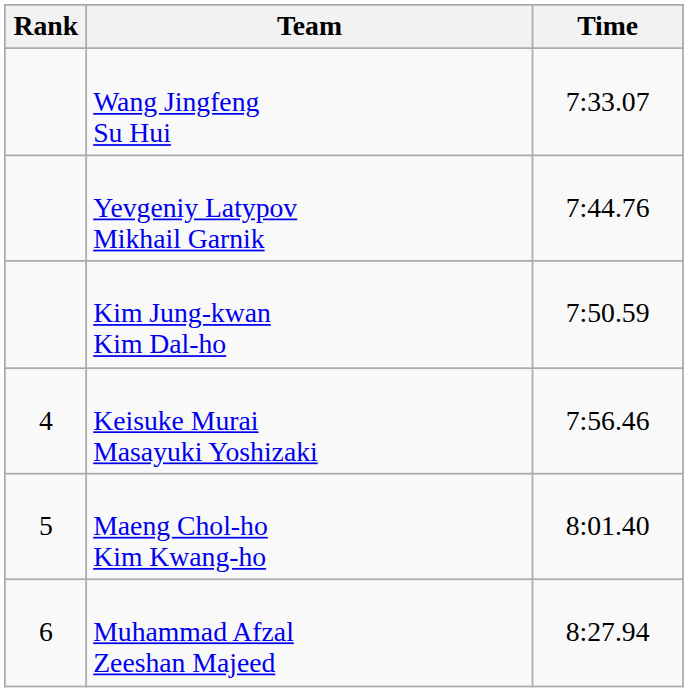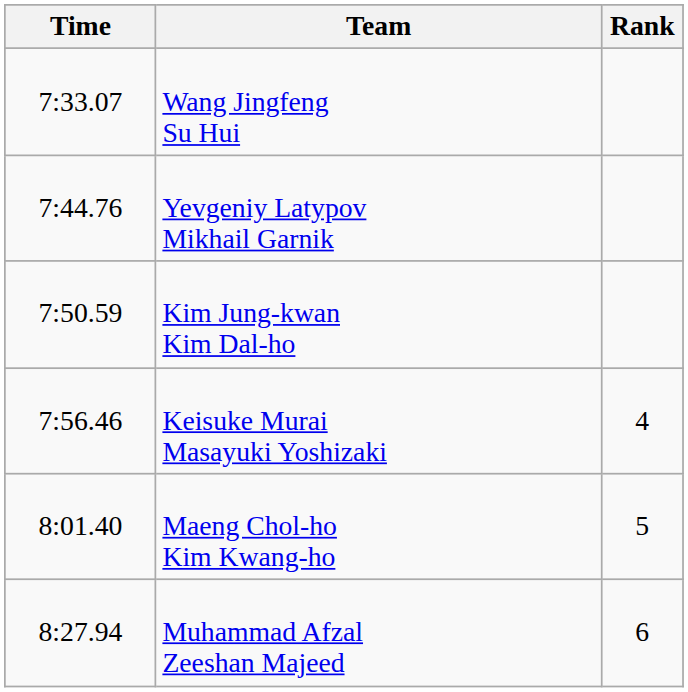columns swapped: (46, 26) <-> (608, 26)
